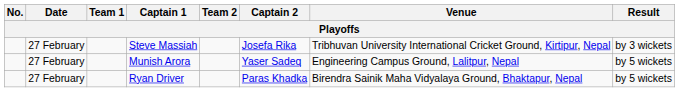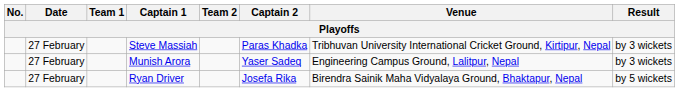(269, 45) Josefa Rika -> (275, 45) Paras Khadka
(644, 62) by 5 wickets -> (644, 62) by 3 wickets
(275, 78) Paras Khadka -> (269, 78) Josefa Rika
